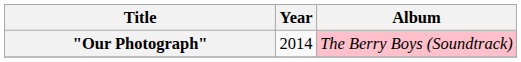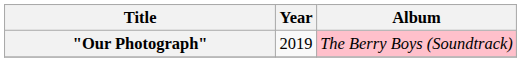(296, 43) 2014 -> (296, 43) 2019
